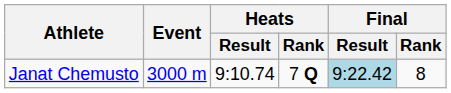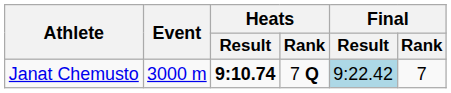(245, 74) normal -> (245, 74) bold
(421, 74) 8 -> (422, 74) 7
